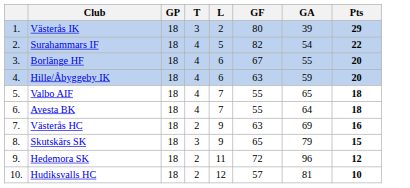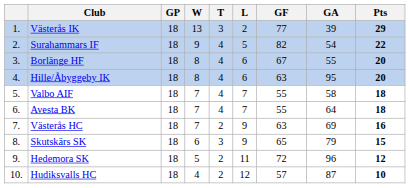+ column: (197, 12)
(257, 28) 80 -> (281, 28) 77
(307, 77) 59 -> (331, 77) 95
(307, 93) 65 -> (331, 93) 58
(307, 175) 81 -> (331, 175) 87
